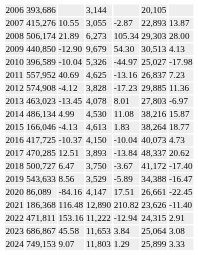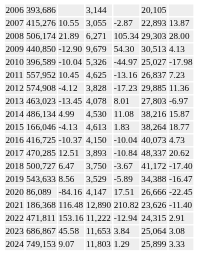(96, 36) 6,273 -> (96, 36) 6,271
(69, 75) 40.69 -> (69, 75) 10.45
(41, 140) 417,725 -> (41, 140) 416,725
(125, 153) -13.84 -> (125, 153) -10.84
(154, 192) 26,661 -> (154, 192) 26,666
